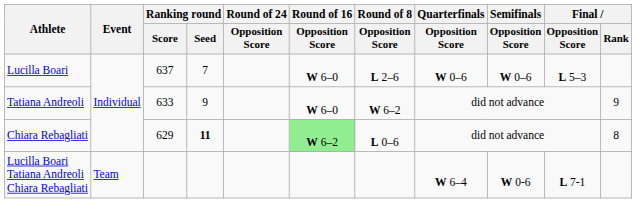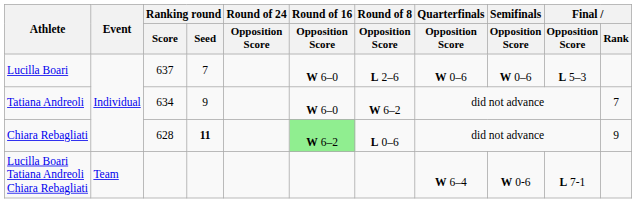(165, 103) 633 -> (165, 103) 634
(616, 103) 9 -> (616, 103) 7
(165, 136) 629 -> (165, 136) 628
(616, 136) 8 -> (616, 136) 9
